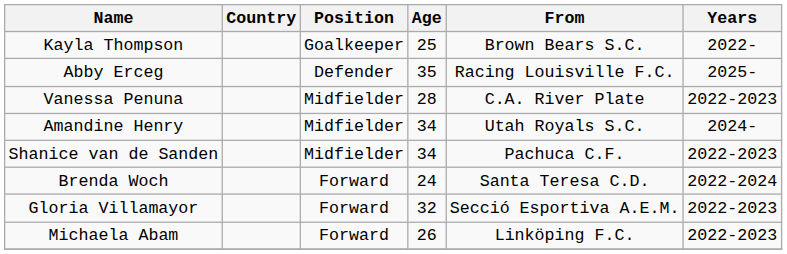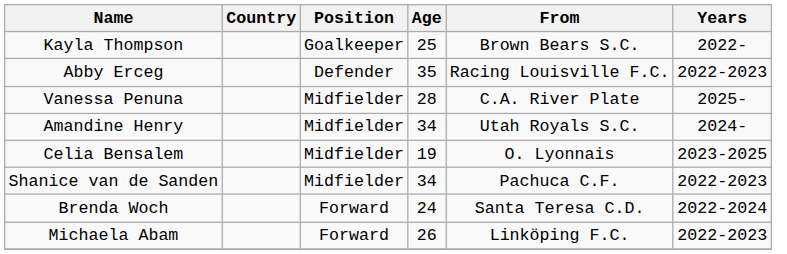(732, 72) 2025- -> (722, 72) 2022-2023
(732, 100) 2022-2023 -> (722, 100) 2025-
+ row: (113, 154)
- row: (113, 208)
